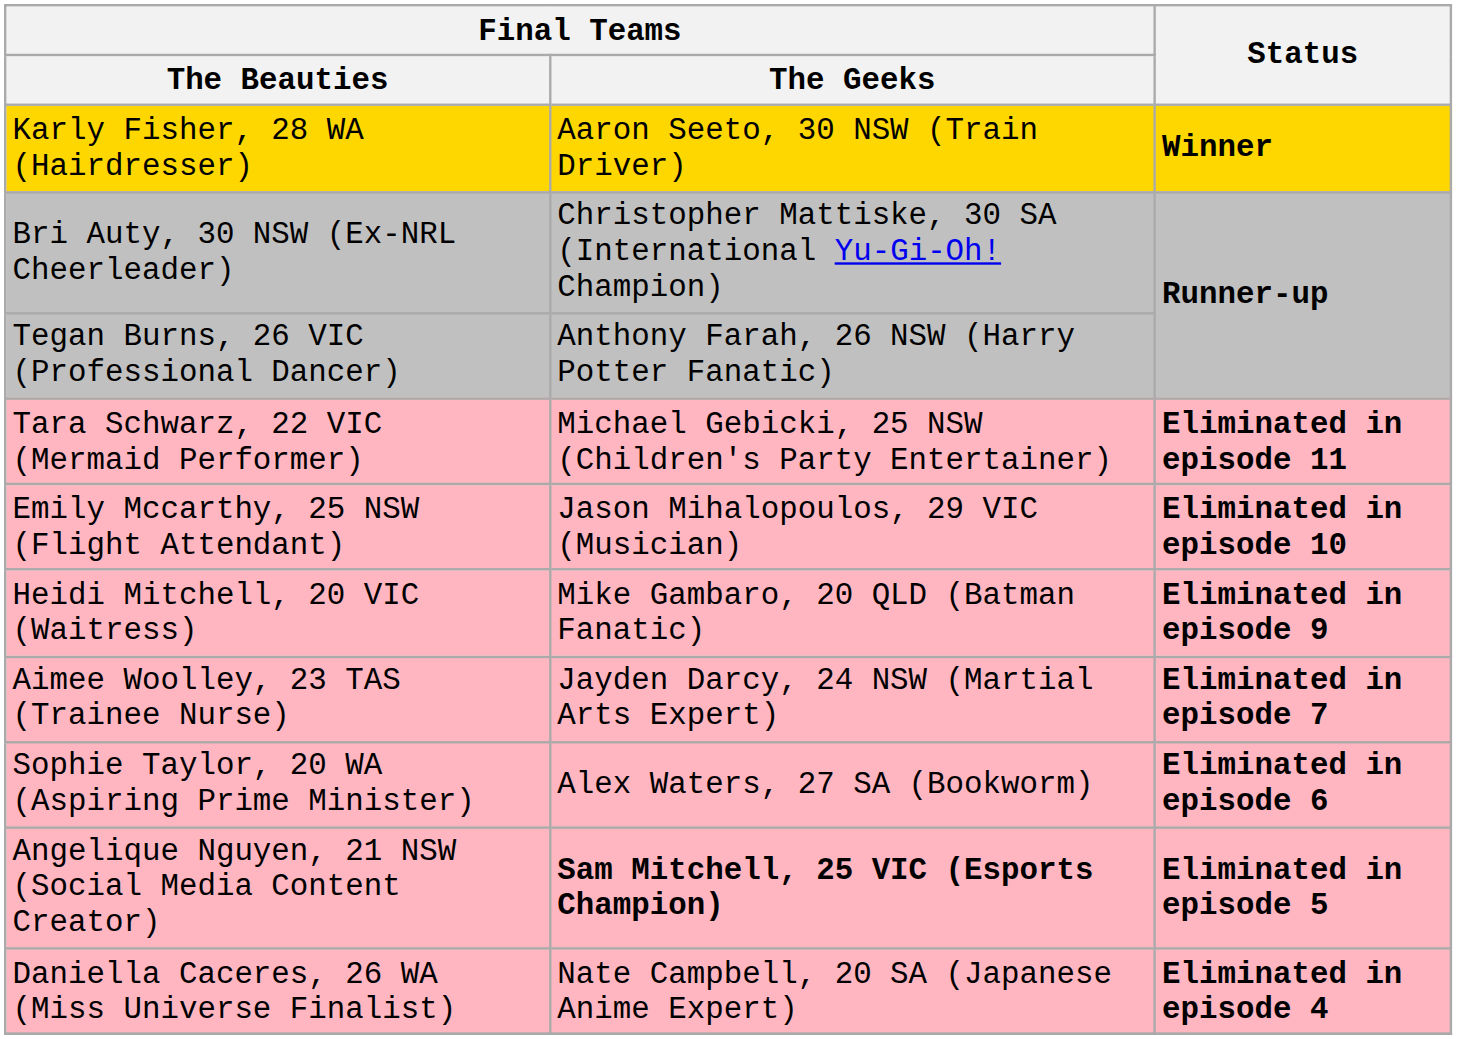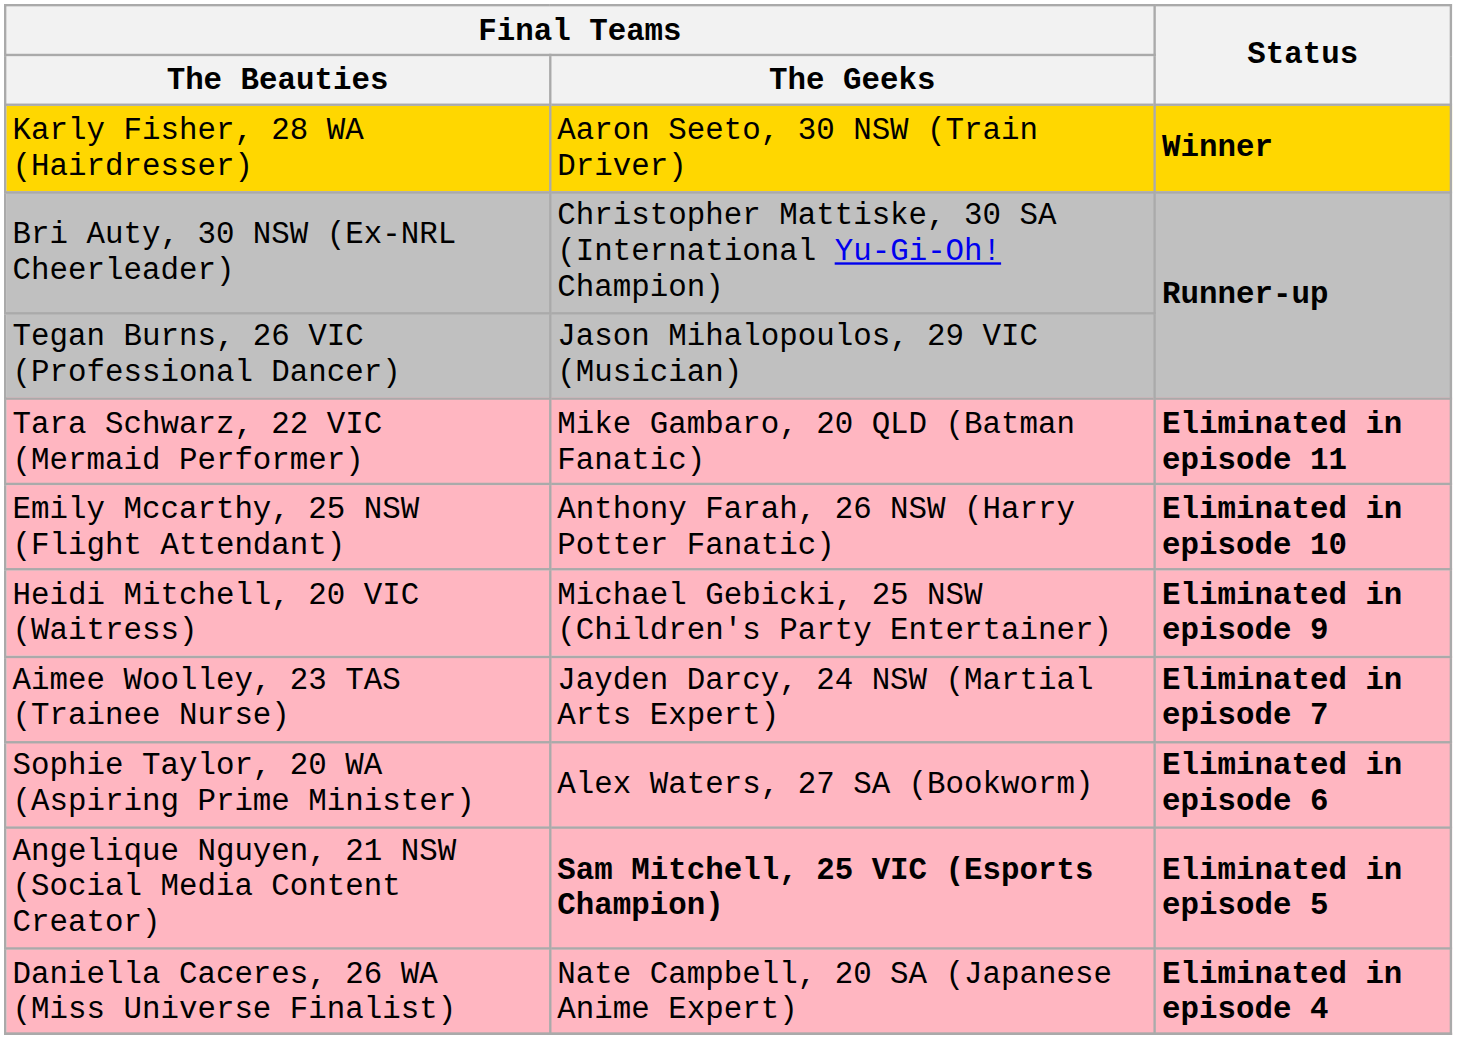(816, 356) Anthony Farah, 26 NSW (Harry Potter Fanatic) -> (798, 356) Jason Mihalopoulos, 29 VIC (Musician)
(835, 441) Michael Gebicki, 25 NSW (Children's Party Entertainer) -> (816, 441) Mike Gambaro, 20 QLD (Batman Fanatic)
(798, 527) Jason Mihalopoulos, 29 VIC (Musician) -> (816, 527) Anthony Farah, 26 NSW (Harry Potter Fanatic)
(816, 613) Mike Gambaro, 20 QLD (Batman Fanatic) -> (835, 613) Michael Gebicki, 25 NSW (Children's Party Entertainer)
